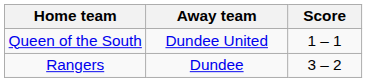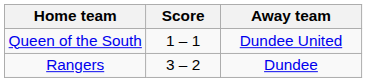columns swapped: (325, 16) <-> (217, 16)
